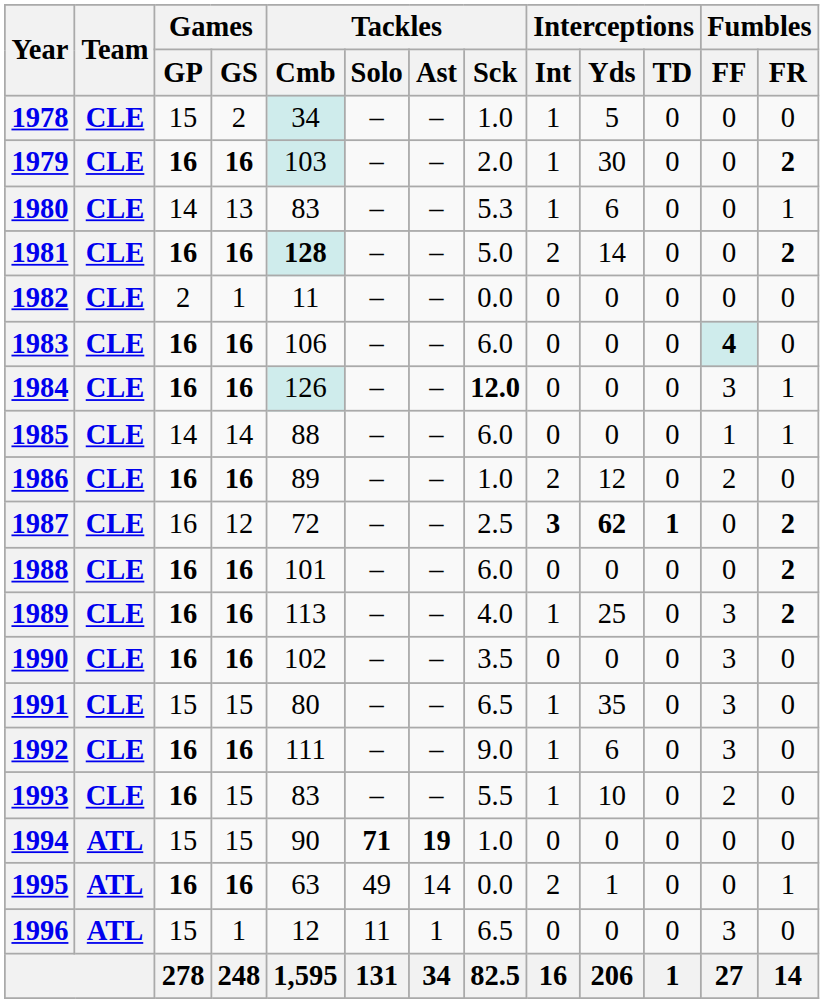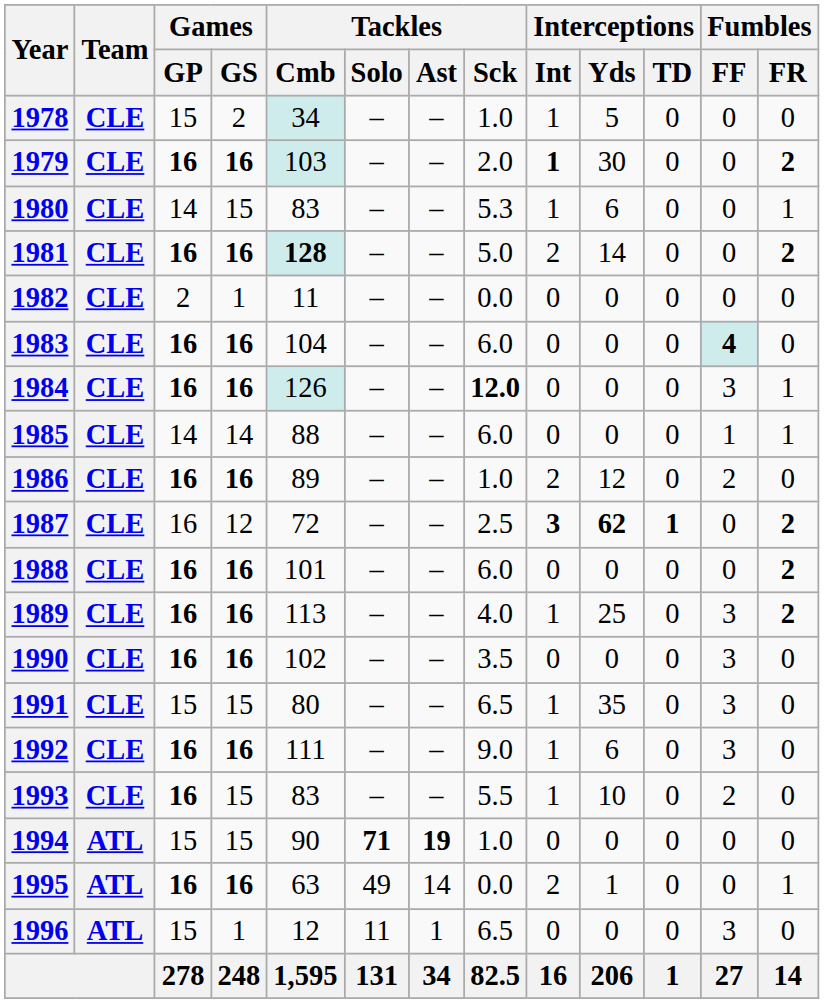(553, 162) normal -> (553, 162) bold
(239, 207) 13 -> (239, 207) 15
(305, 343) 106 -> (305, 343) 104
